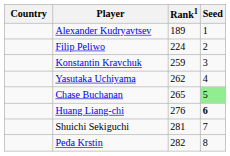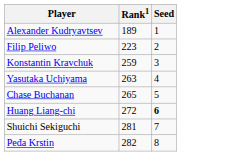- column: (29, 13)
(178, 47) 224 -> (129, 47) 223
(178, 79) 262 -> (129, 79) 263
(205, 95) lightgreen background -> (156, 95) no background
(178, 111) 276 -> (129, 111) 272
